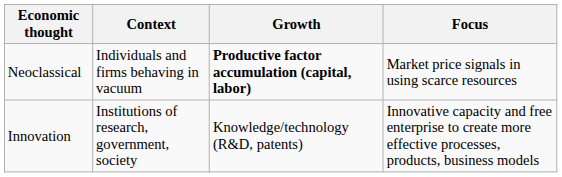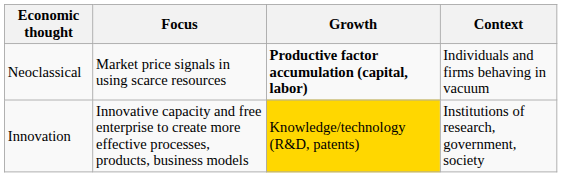columns swapped: (470, 24) <-> (151, 24)
(281, 135) no background -> (338, 135) gold background
